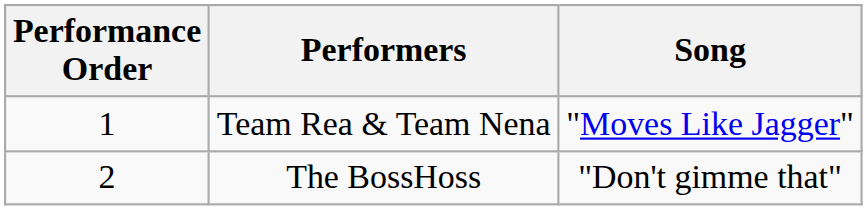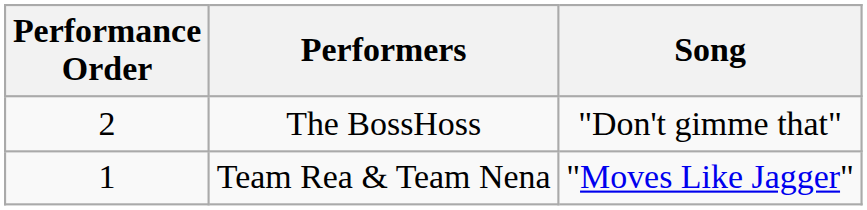rows swapped: (384, 123) <-> (384, 177)
